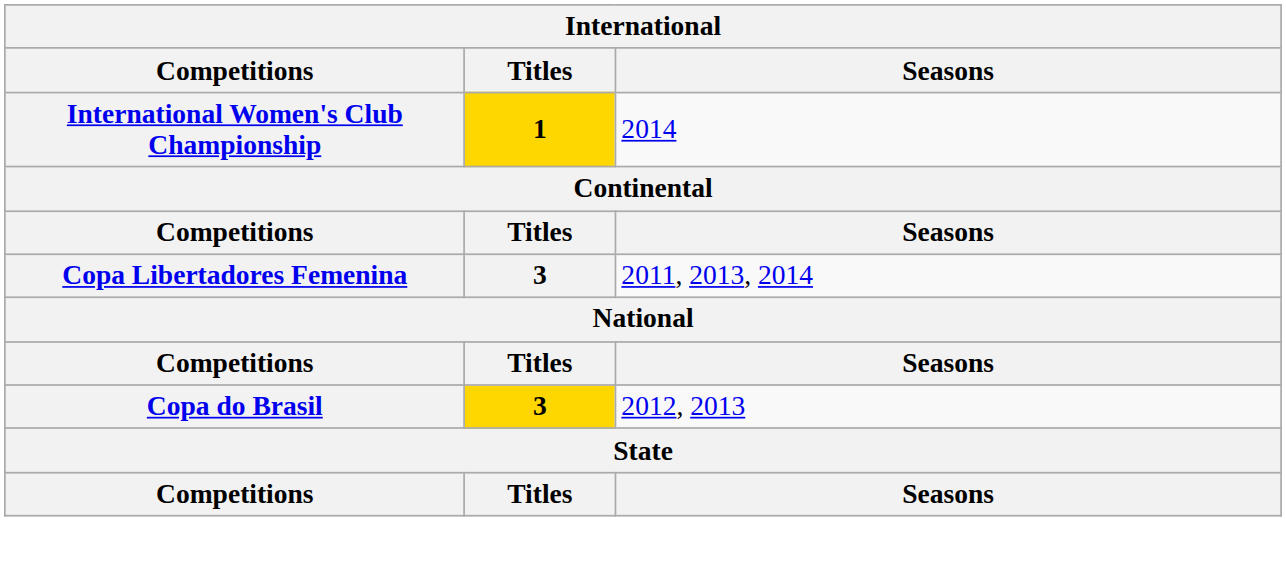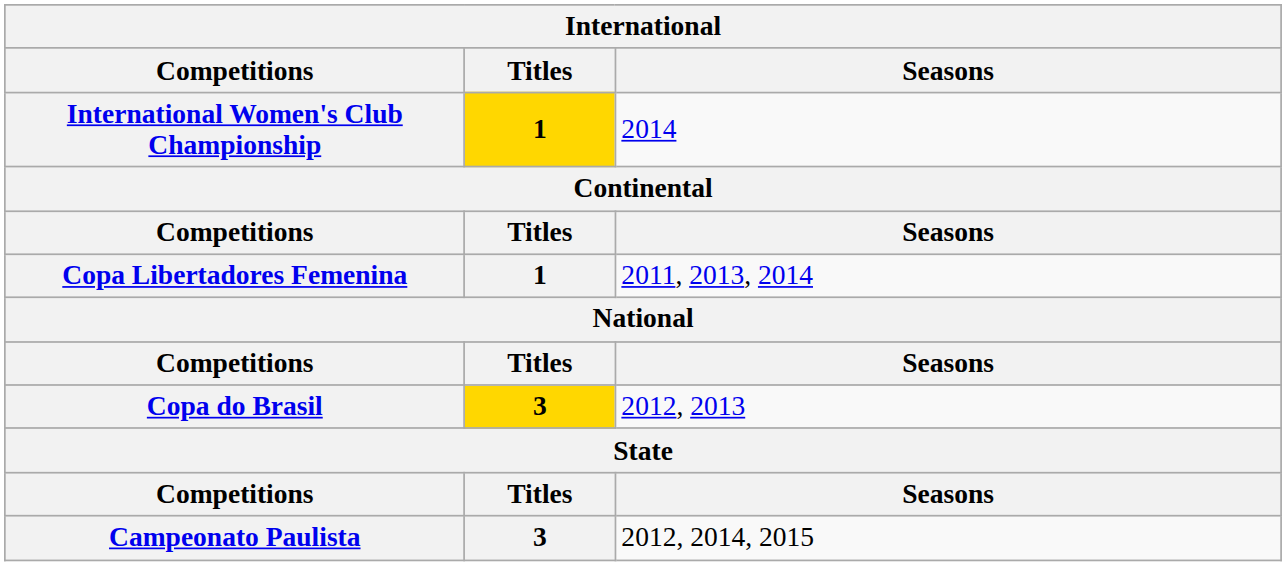(540, 275) 3 -> (540, 275) 1
+ row: (235, 537)
